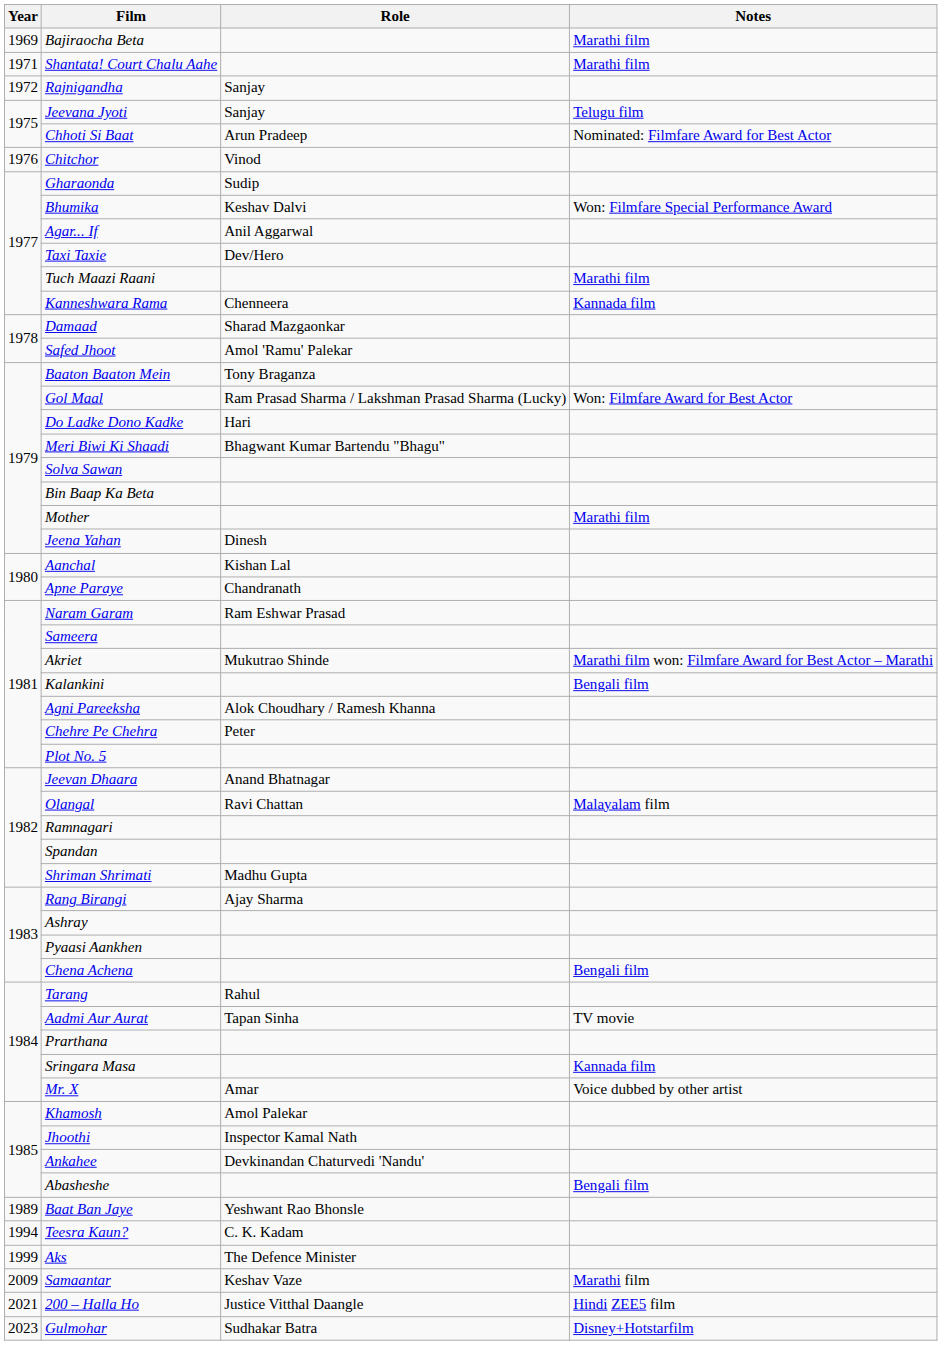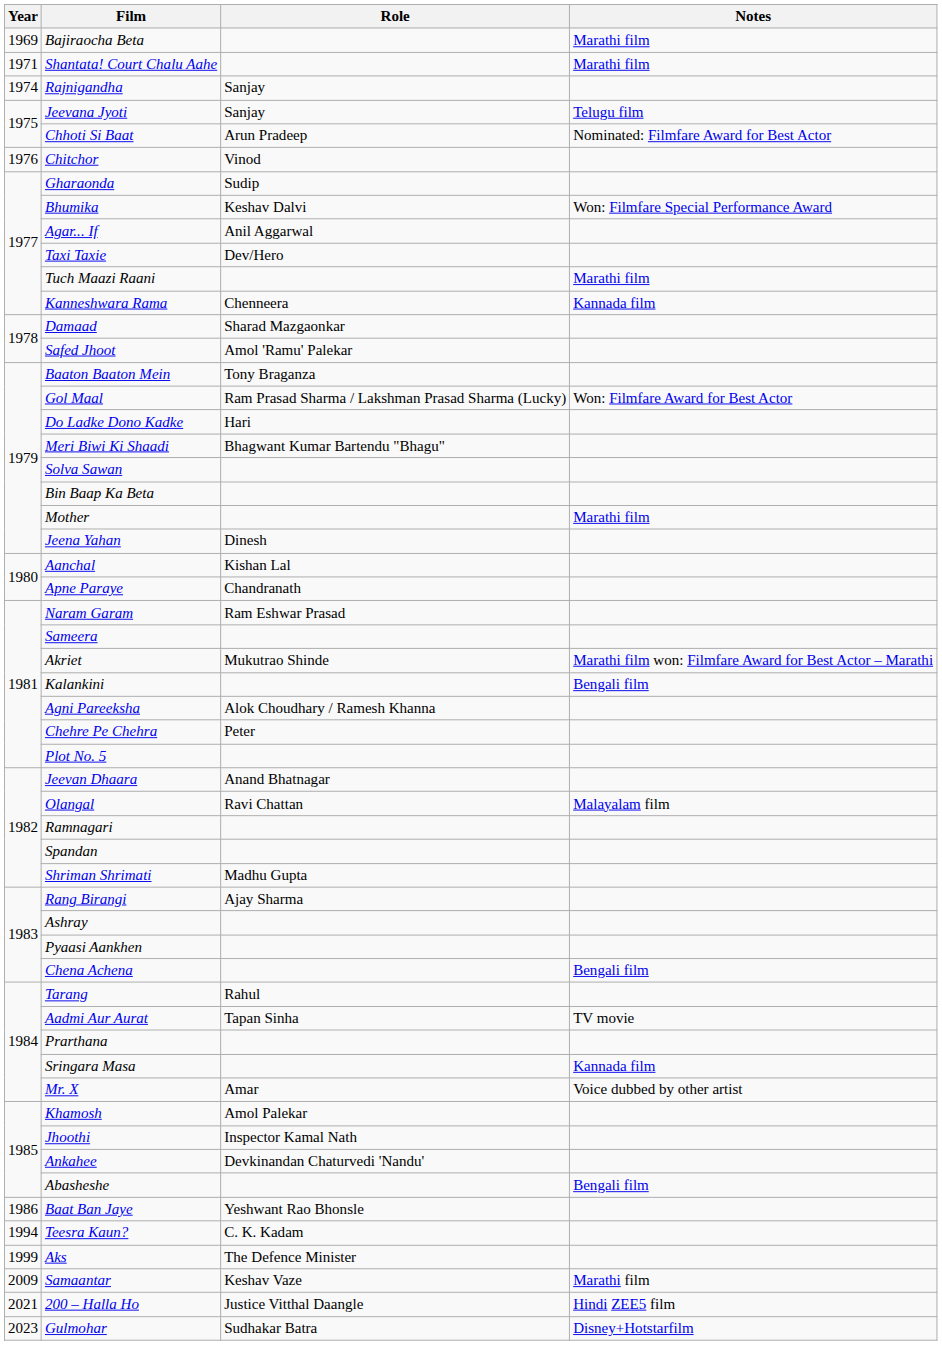(23, 87) 1972 -> (23, 87) 1974
(23, 1209) 1989 -> (23, 1209) 1986
